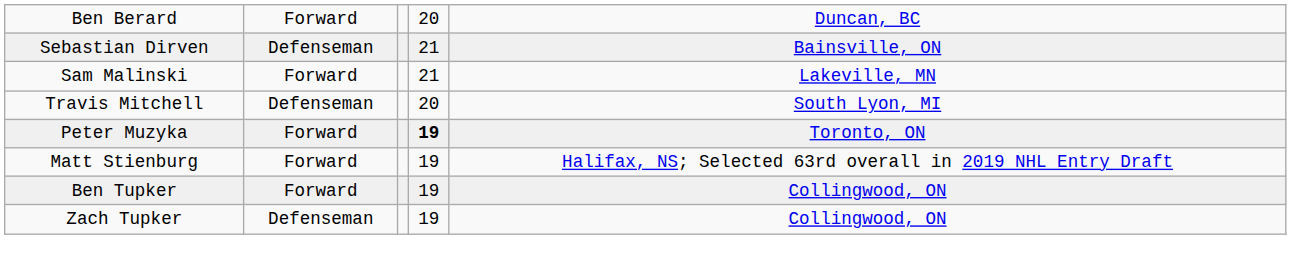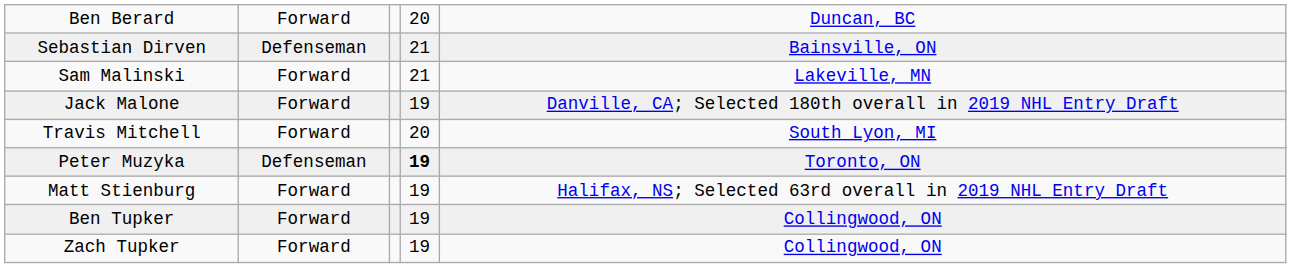+ row: (122, 105)
(321, 105) Defenseman -> (314, 133) Forward
(321, 133) Forward -> (314, 162) Defenseman
(321, 219) Defenseman -> (314, 248) Forward
